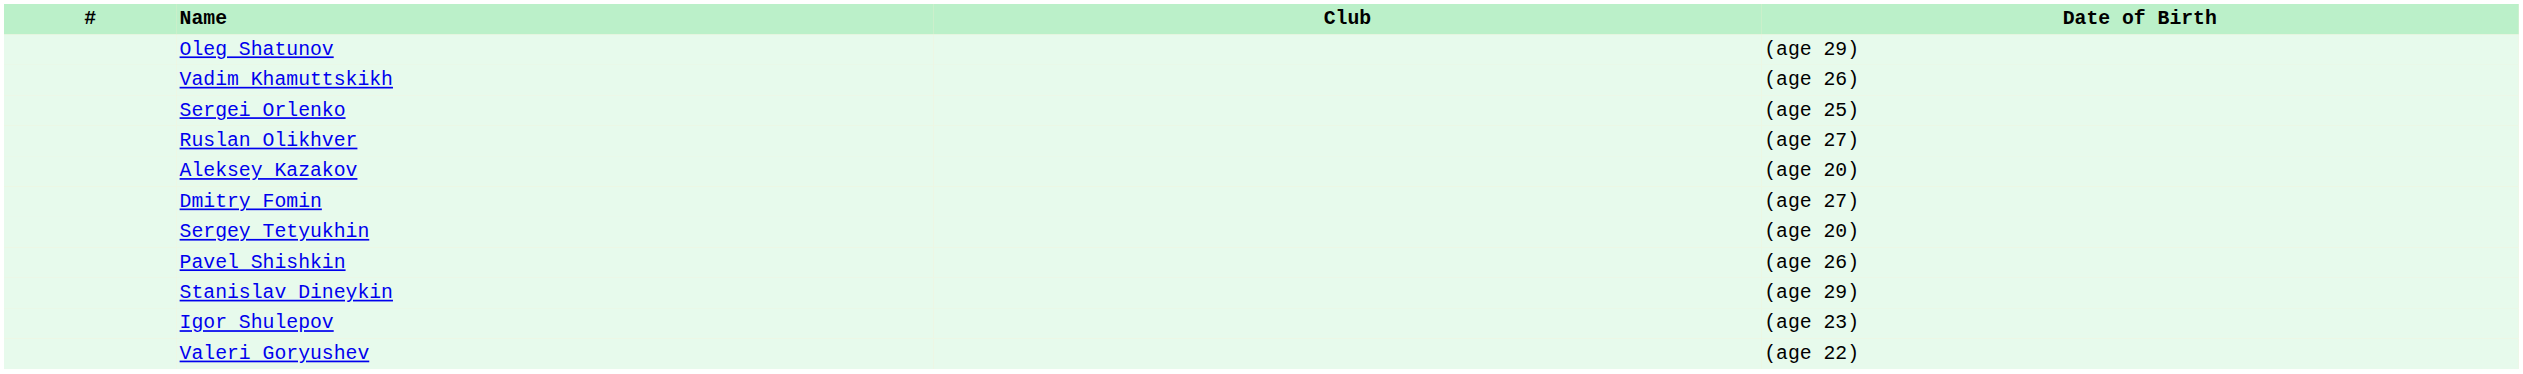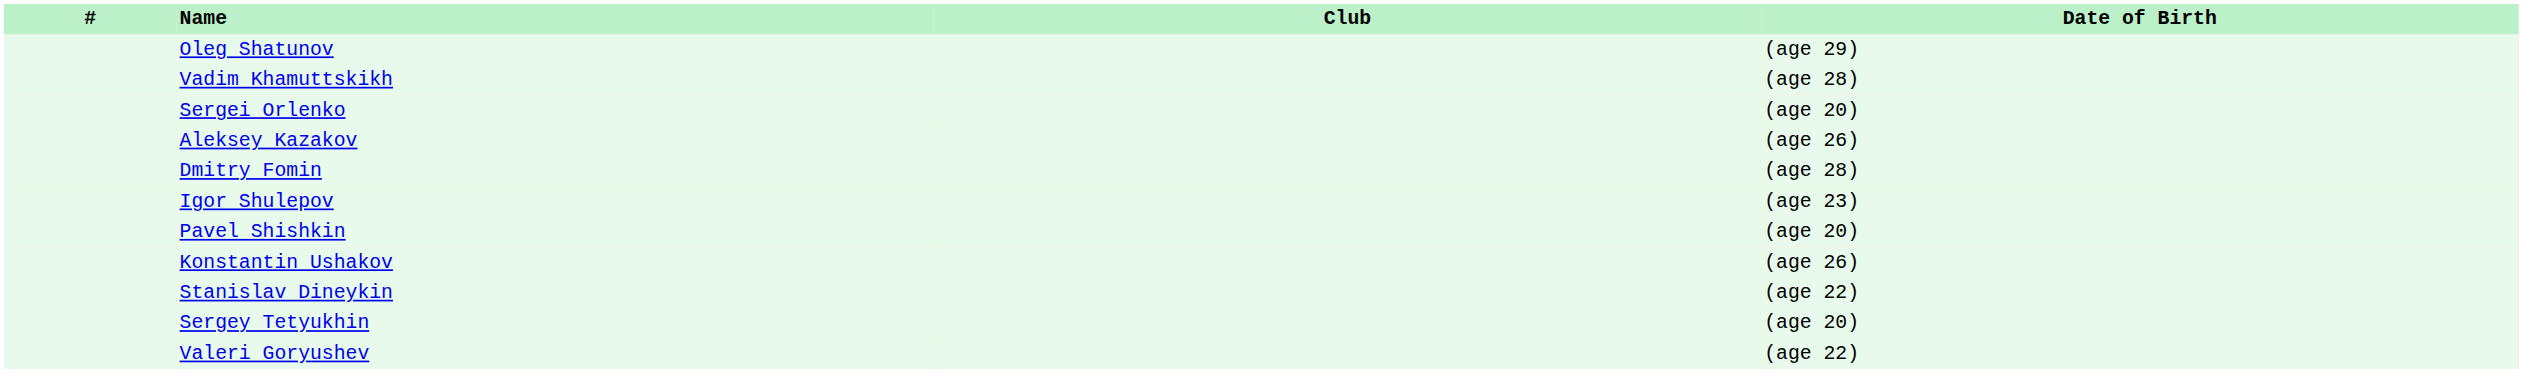(1812, 80) (age 26) -> (1812, 80) (age 28)
(1812, 110) (age 25) -> (1812, 110) (age 20)
- row: (269, 141)
(1812, 171) (age 20) -> (1812, 141) (age 26)
(1812, 202) (age 27) -> (1812, 171) (age 28)
rows swapped: (274, 232) <-> (257, 323)
(1812, 263) (age 26) -> (1812, 232) (age 20)
+ row: (286, 263)
(1812, 293) (age 29) -> (1812, 293) (age 22)
